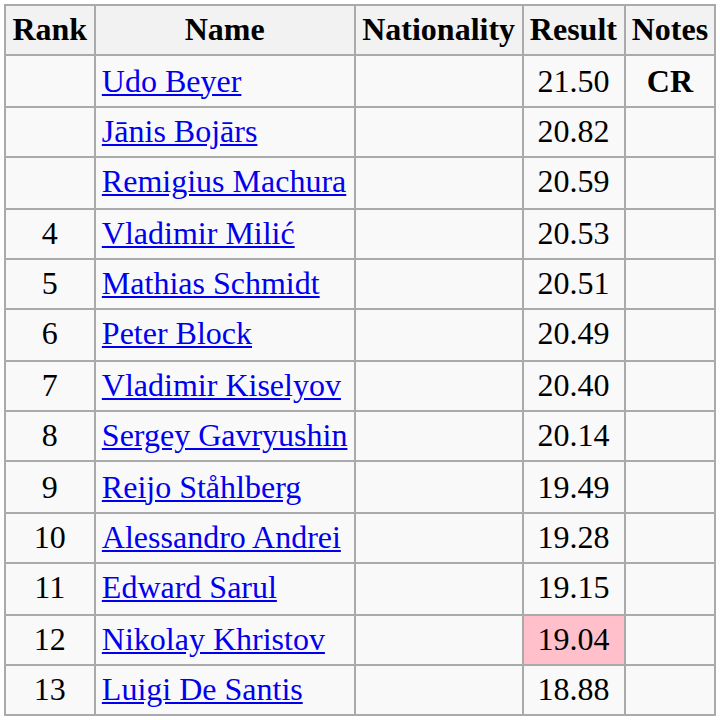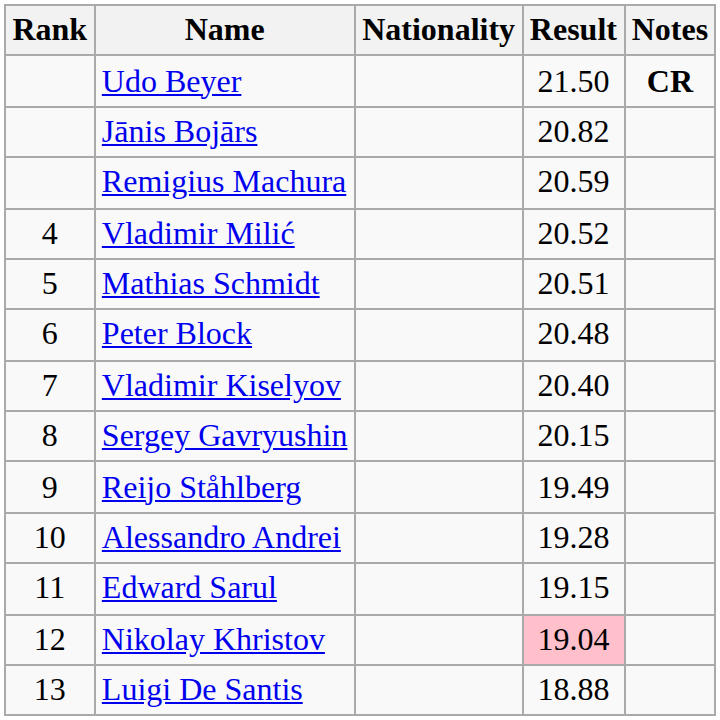(573, 232) 20.53 -> (573, 232) 20.52
(573, 334) 20.49 -> (573, 334) 20.48
(573, 435) 20.14 -> (573, 435) 20.15
